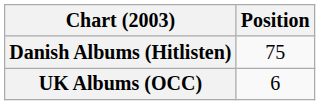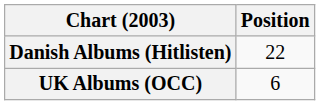(275, 52) 75 -> (275, 52) 22
